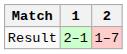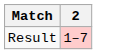- column: (76, 16)
